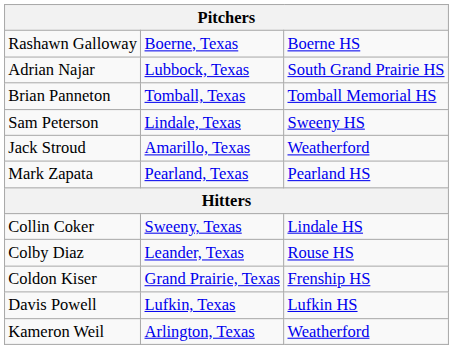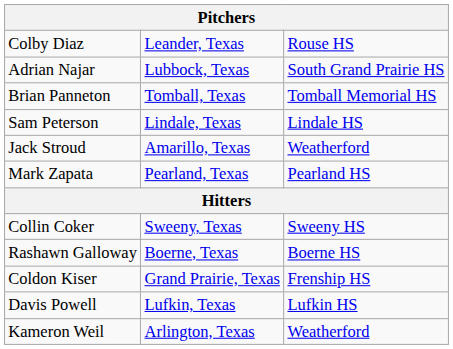rows swapped: (46, 252) <-> (73, 43)
(326, 122) Sweeny HS -> (325, 122) Lindale HS
(325, 226) Lindale HS -> (326, 226) Sweeny HS
